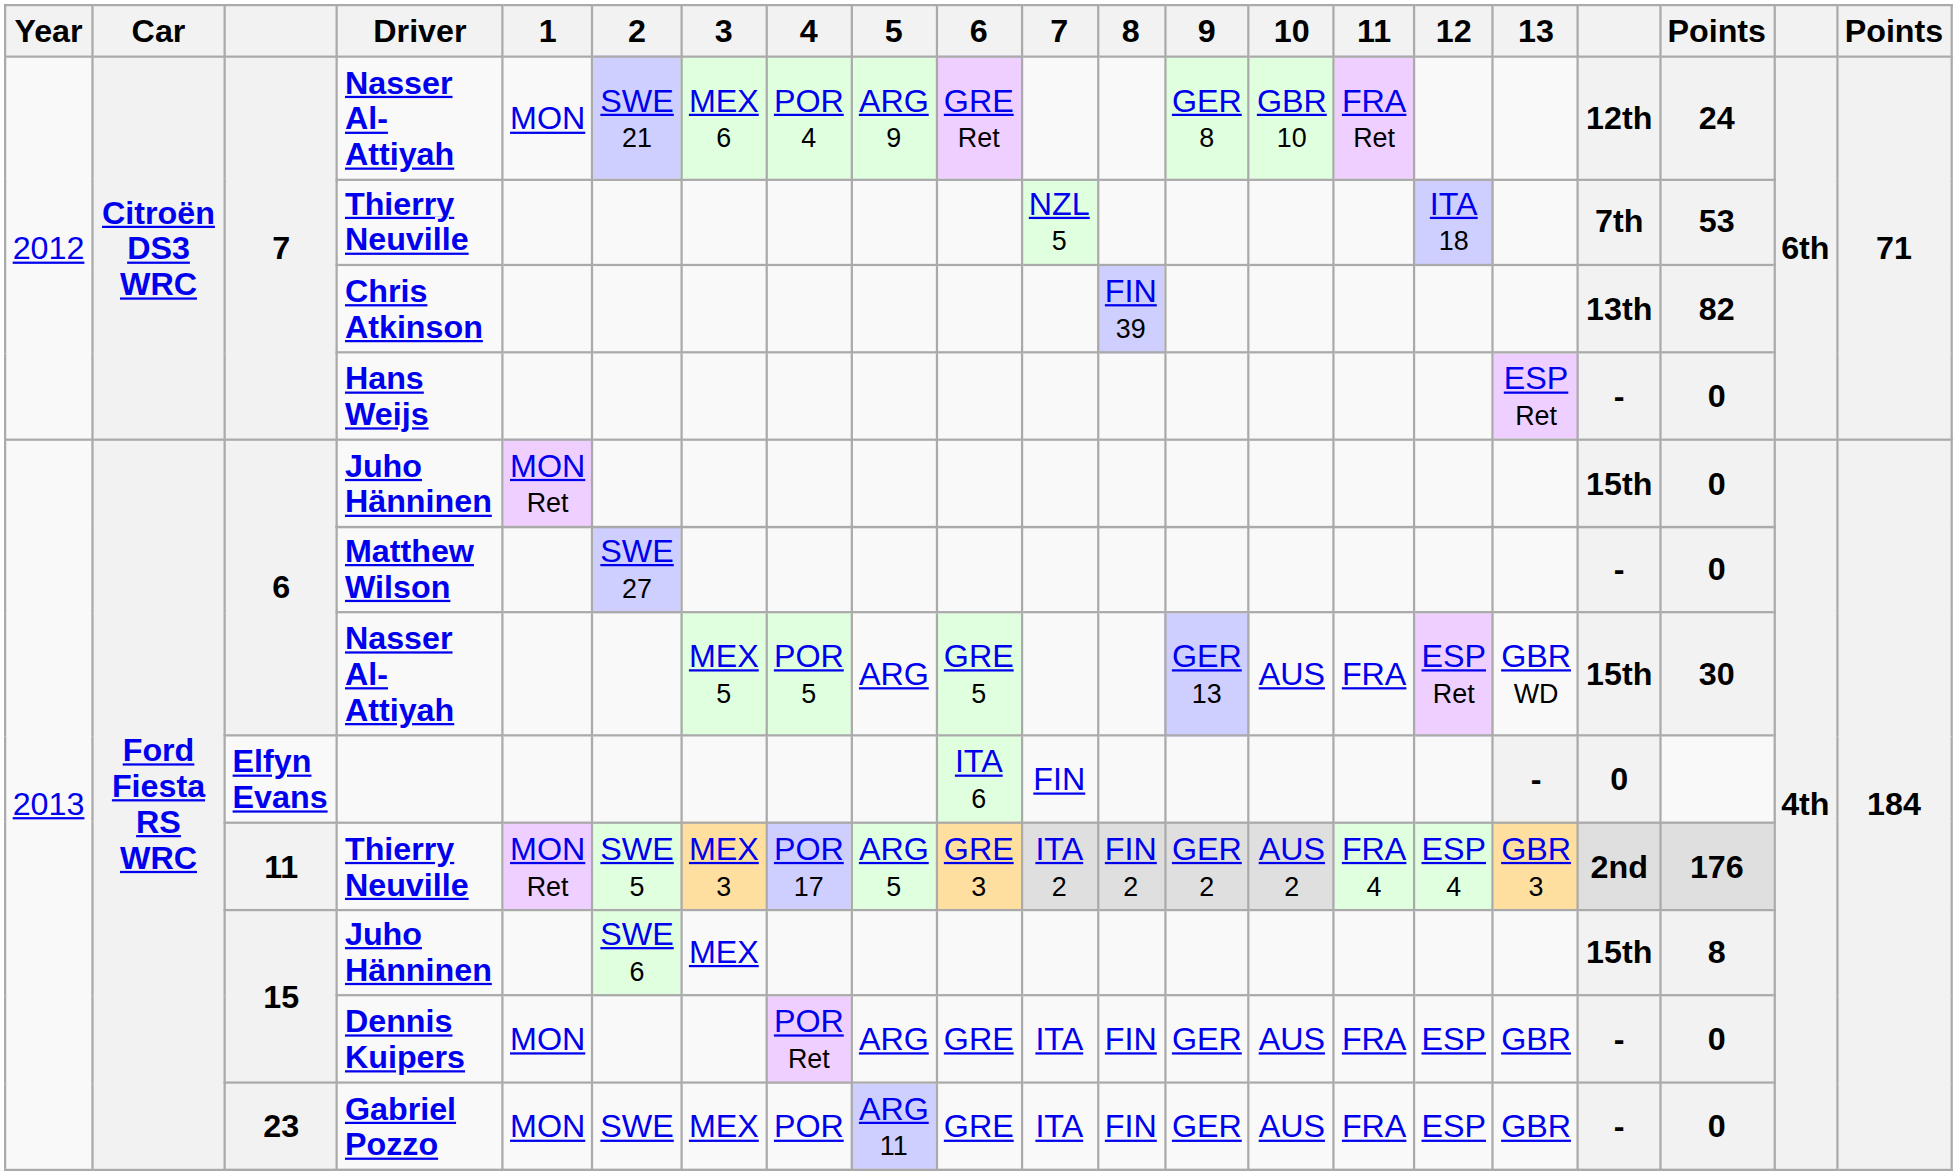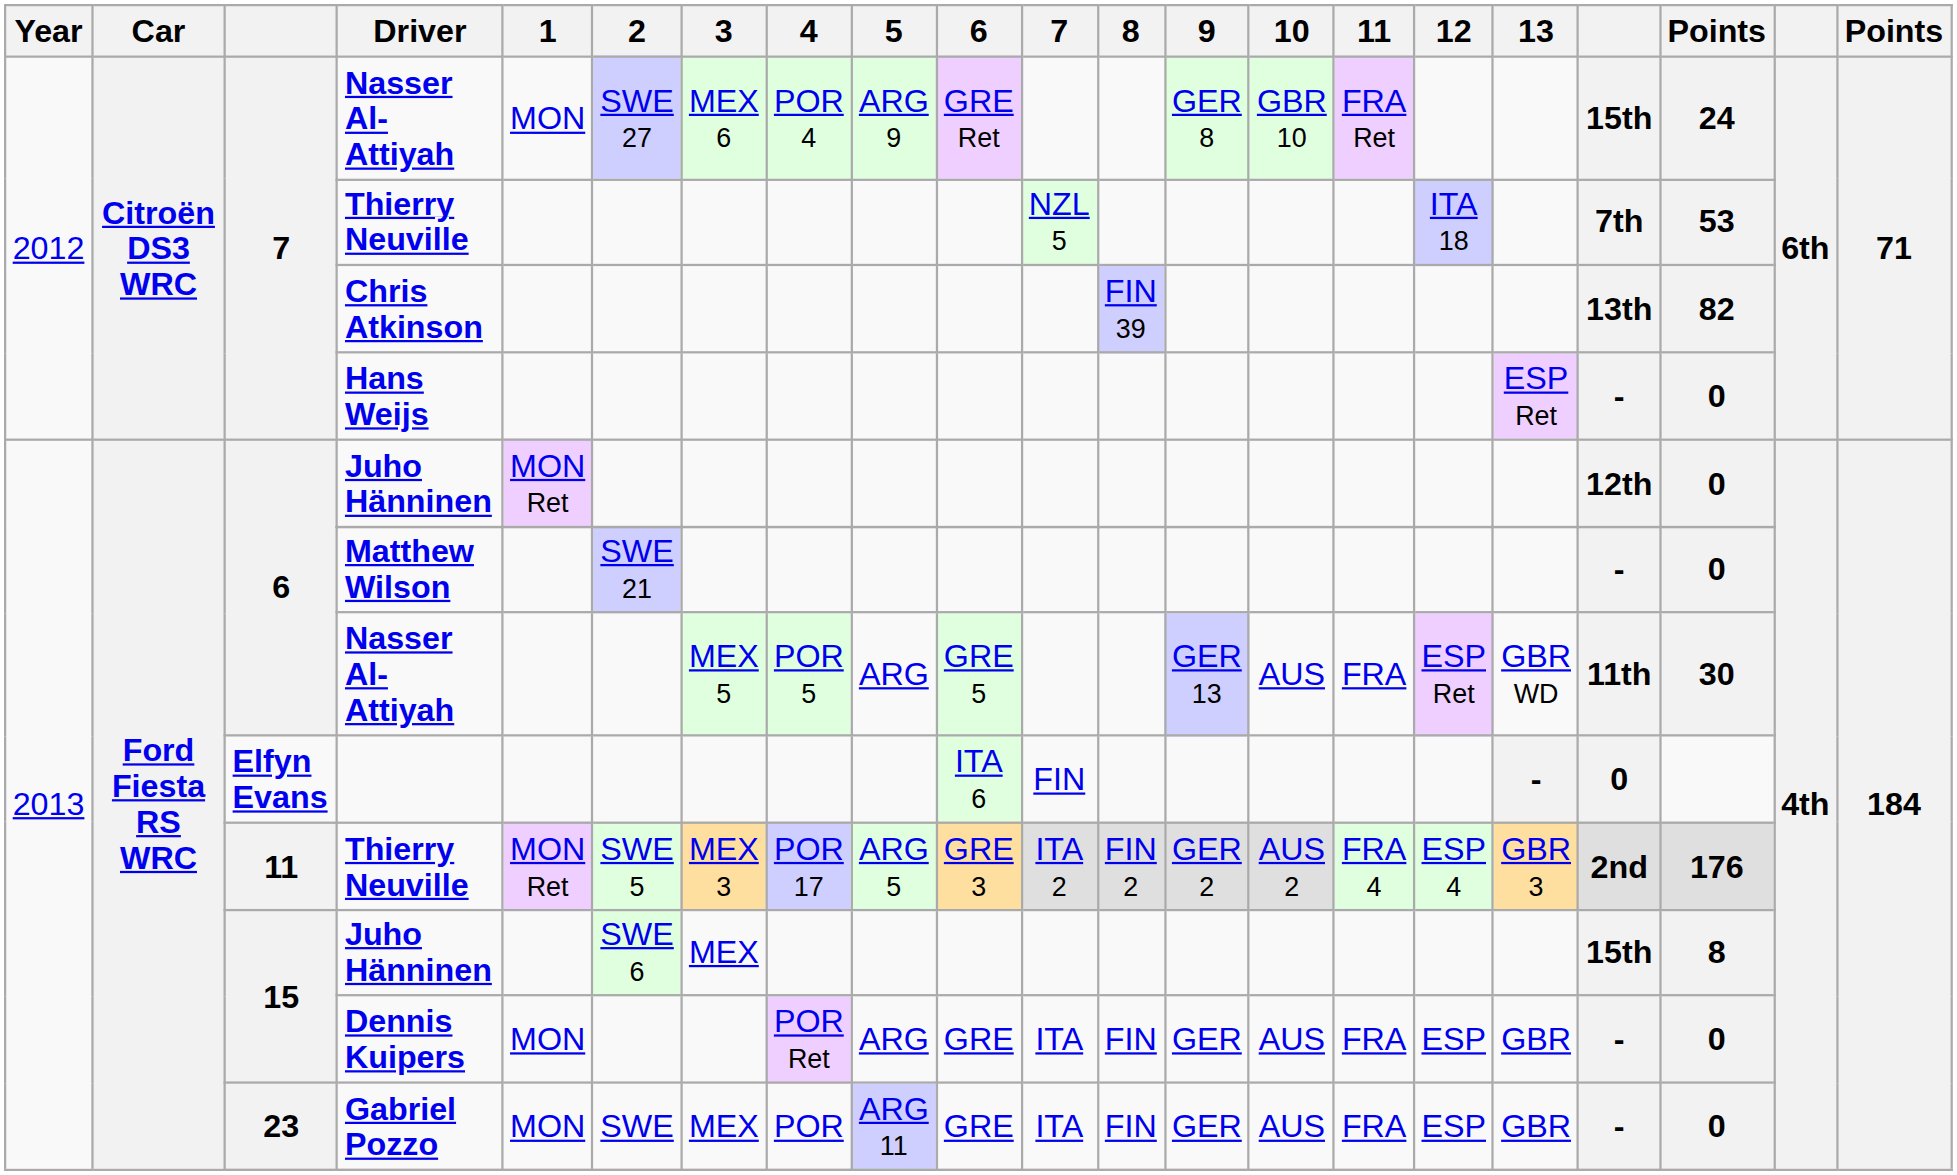(637, 118) SWE 21 -> (637, 118) SWE 27
(1619, 118) 12th -> (1619, 118) 15th
(1619, 483) 15th -> (1619, 483) 12th
(637, 570) SWE 27 -> (637, 570) SWE 21
(1619, 674) 15th -> (1619, 674) 11th
